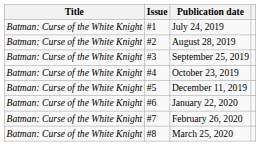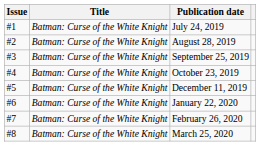columns swapped: (74, 12) <-> (157, 12)
